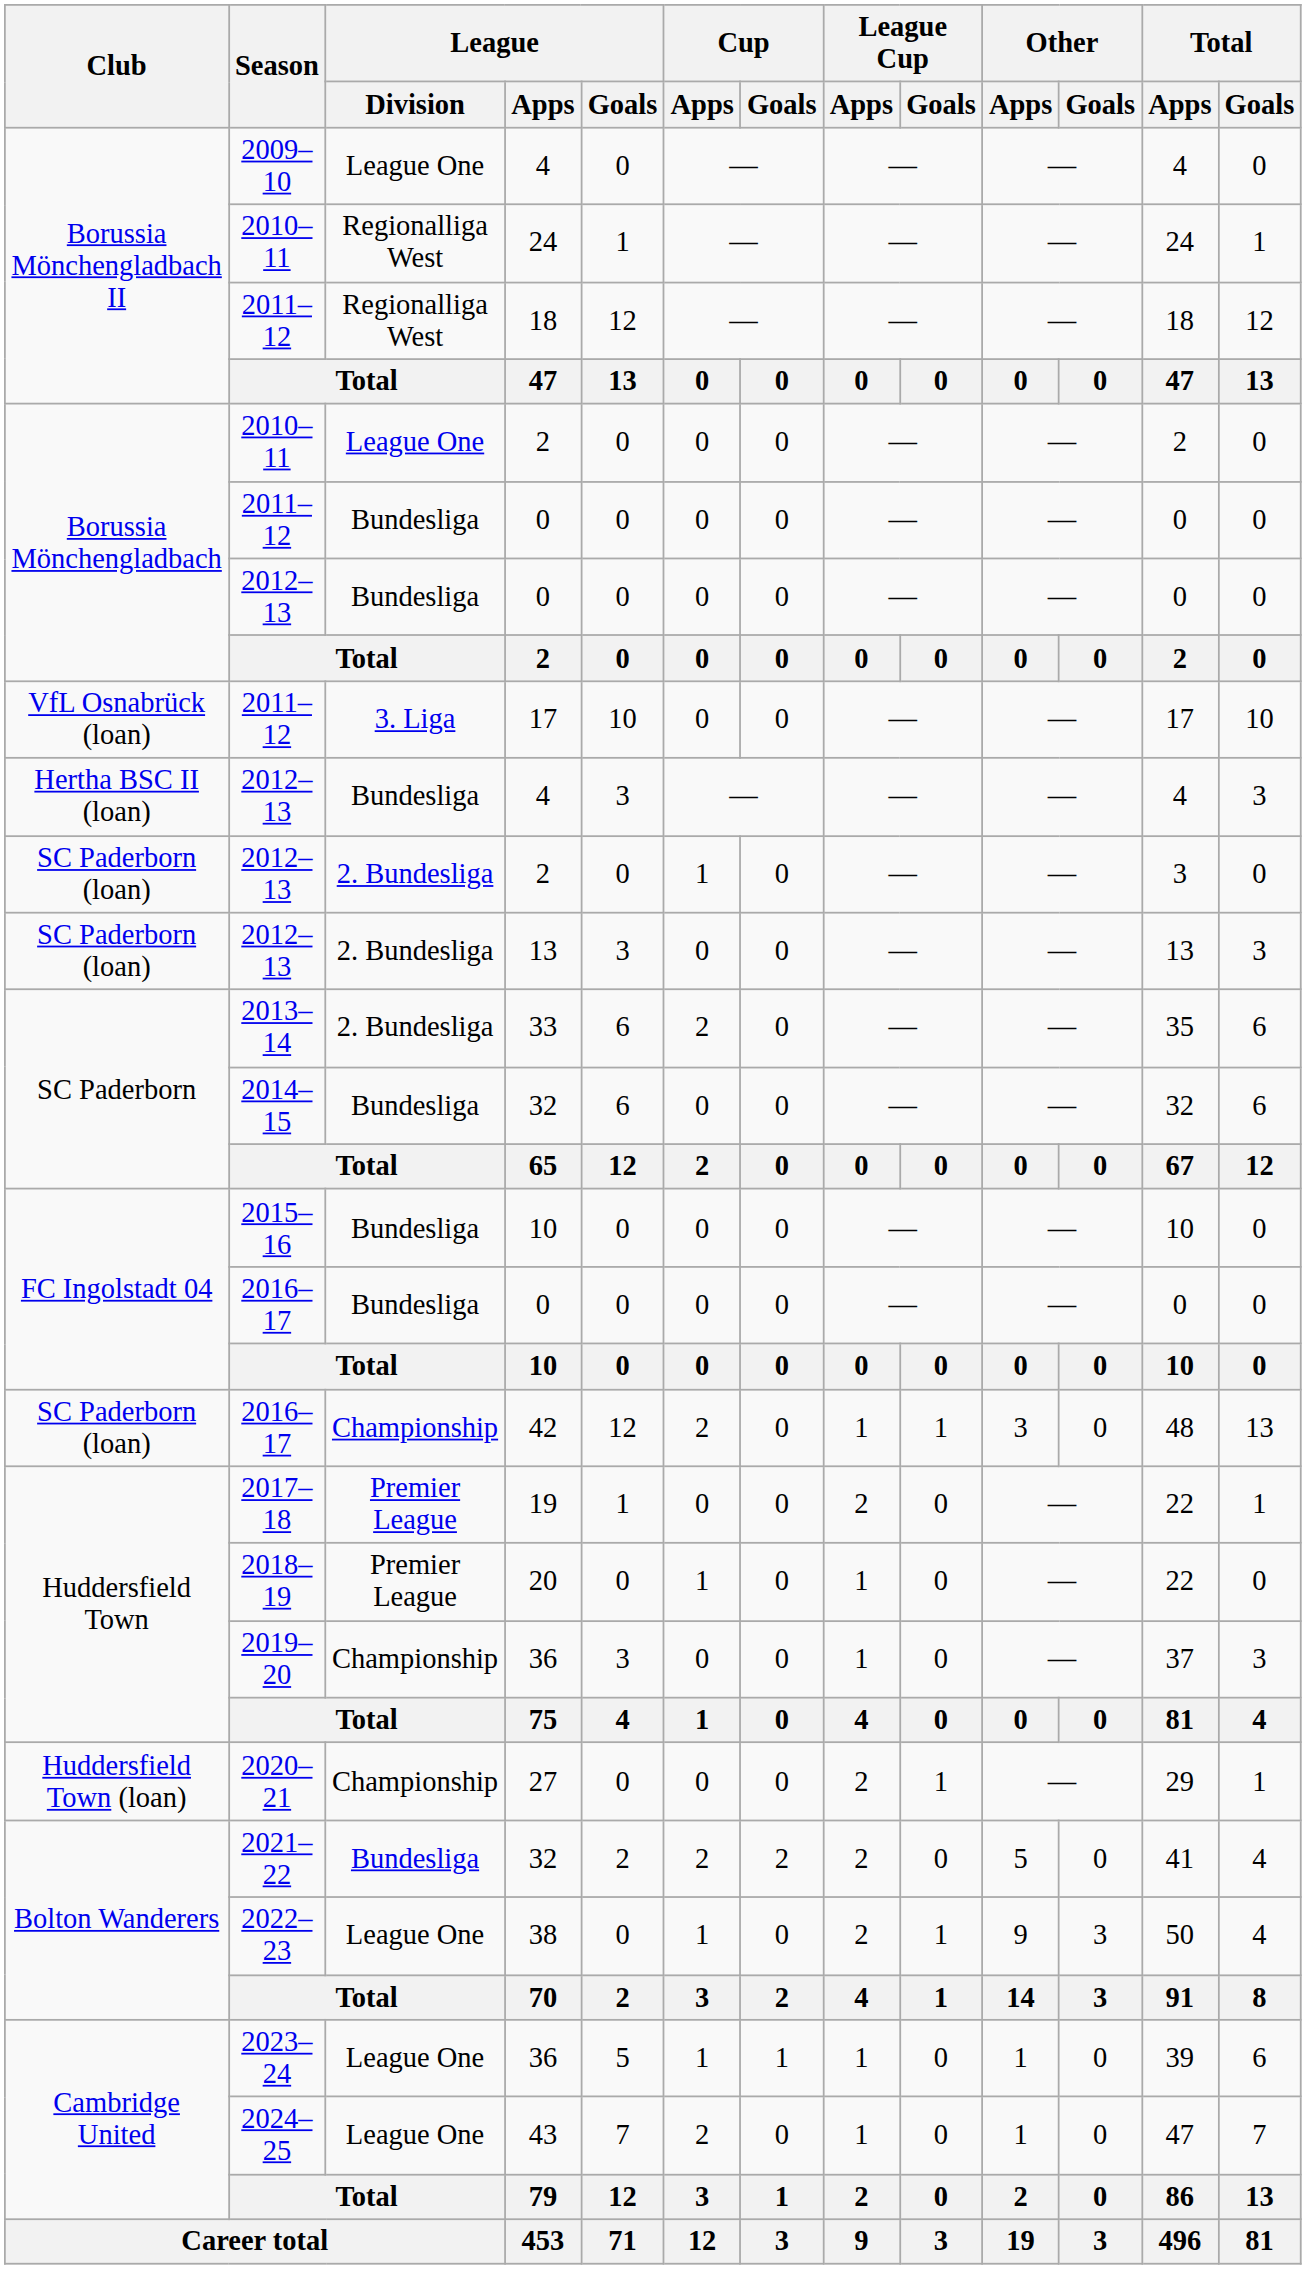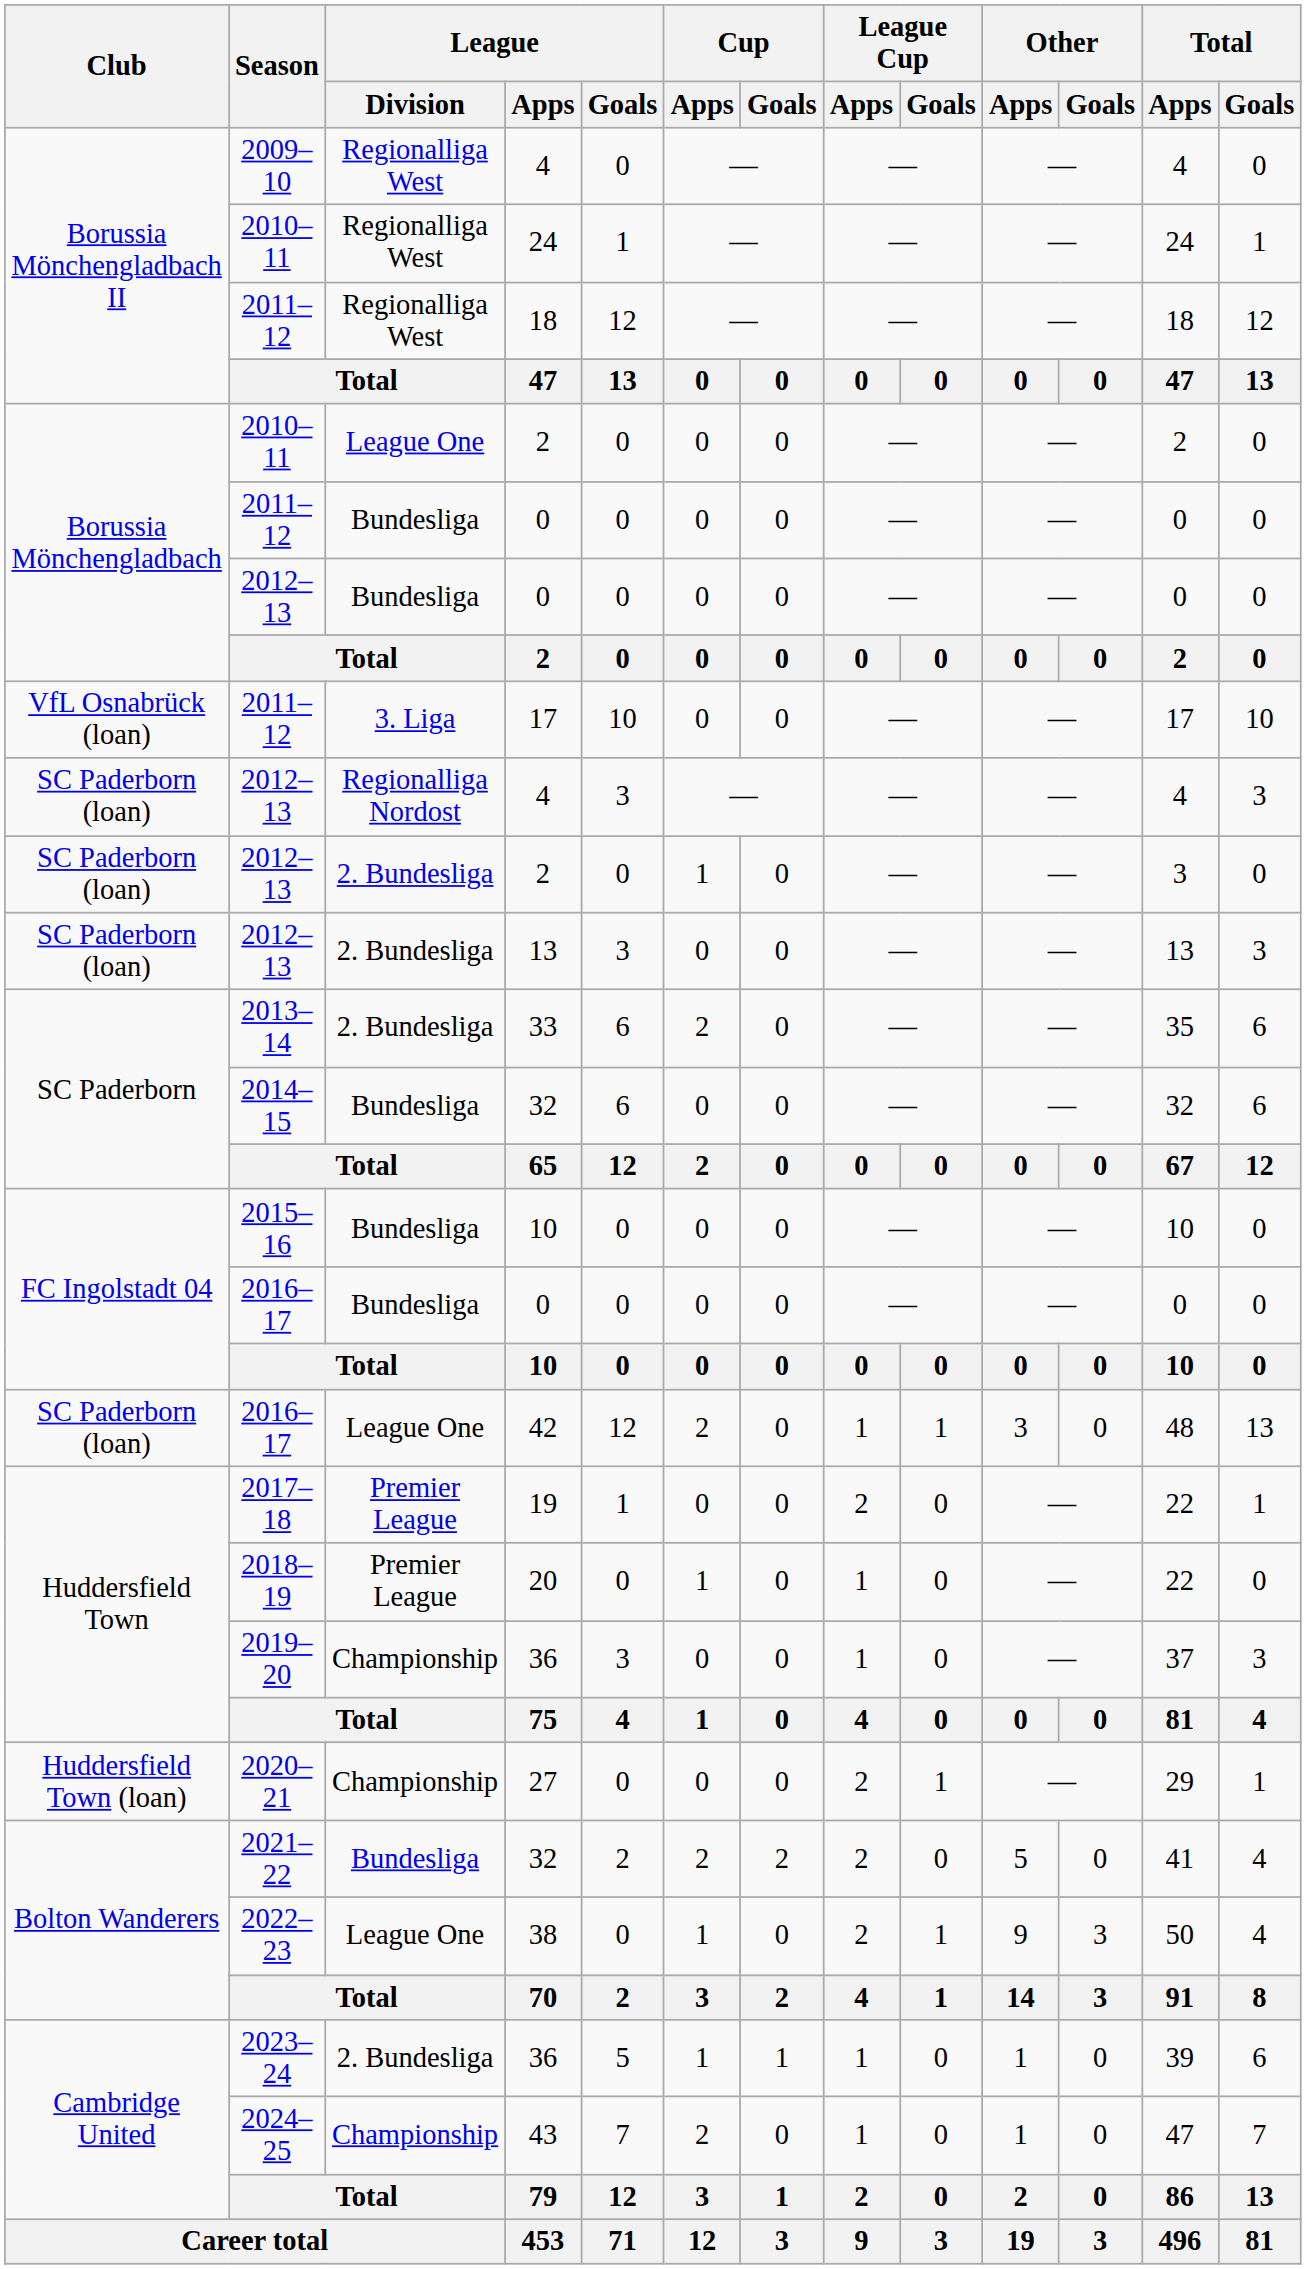(415, 165) League One -> (415, 165) Regionalliga West
(117, 796) Hertha BSC II (loan) -> (117, 796) SC Paderborn (loan)
(415, 796) Bundesliga -> (415, 796) Regionalliga Nordost
(415, 1427) Championship -> (415, 1427) League One
(415, 2057) League One -> (415, 2057) 2. Bundesliga
(415, 2135) League One -> (415, 2135) Championship
